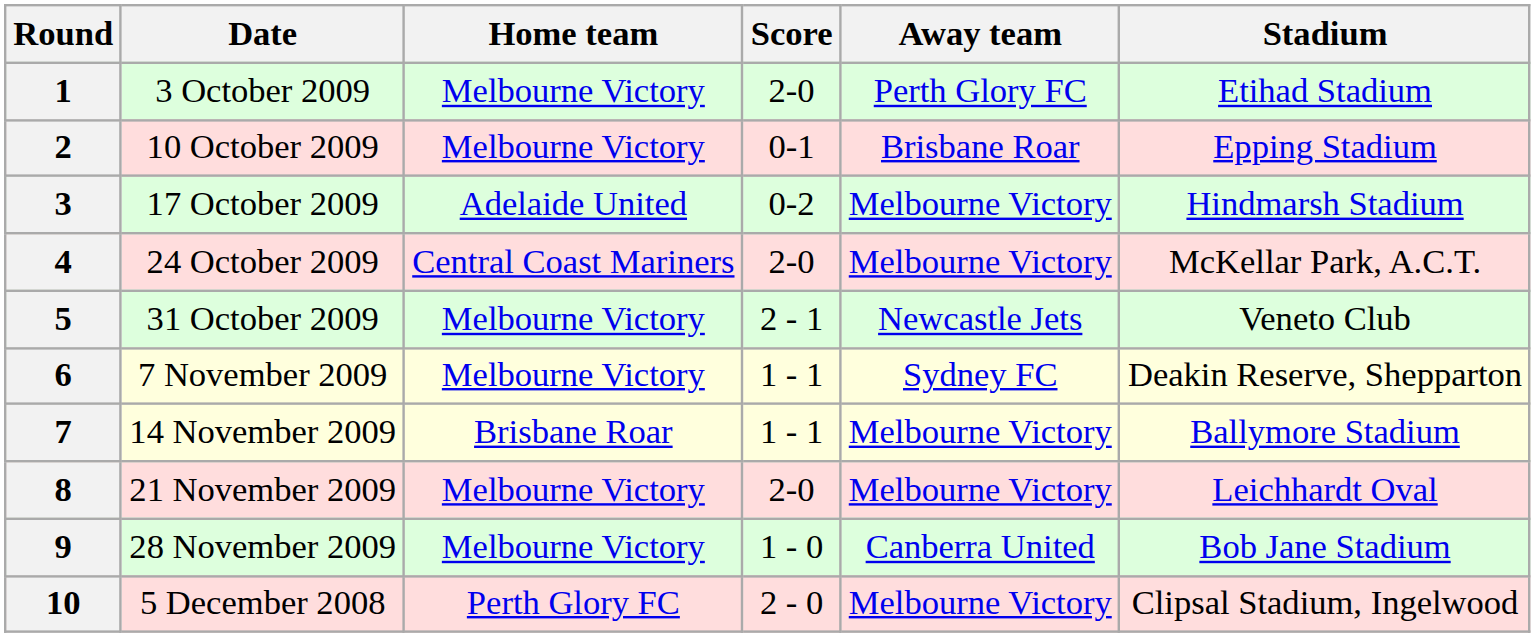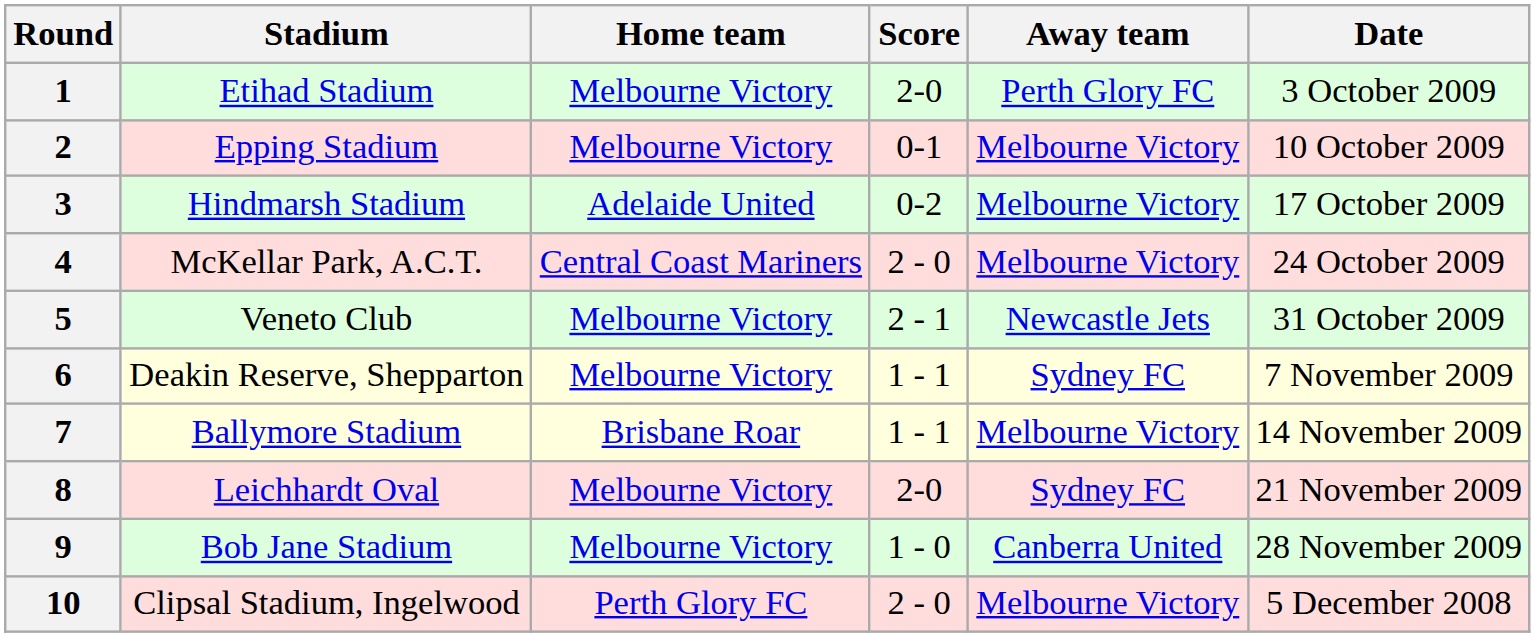columns swapped: (263, 33) <-> (1325, 33)
(980, 147) Brisbane Roar -> (1108, 147) Melbourne Victory
(792, 261) 2-0 -> (919, 261) 2 - 0
(980, 489) Melbourne Victory -> (1108, 489) Sydney FC
